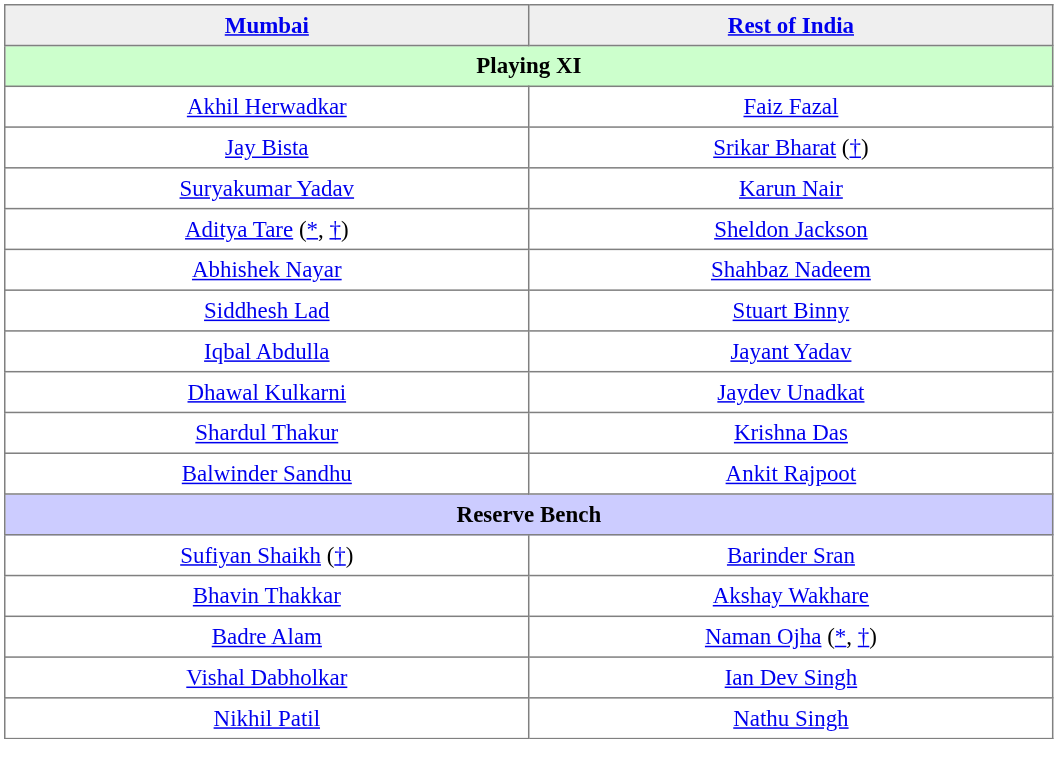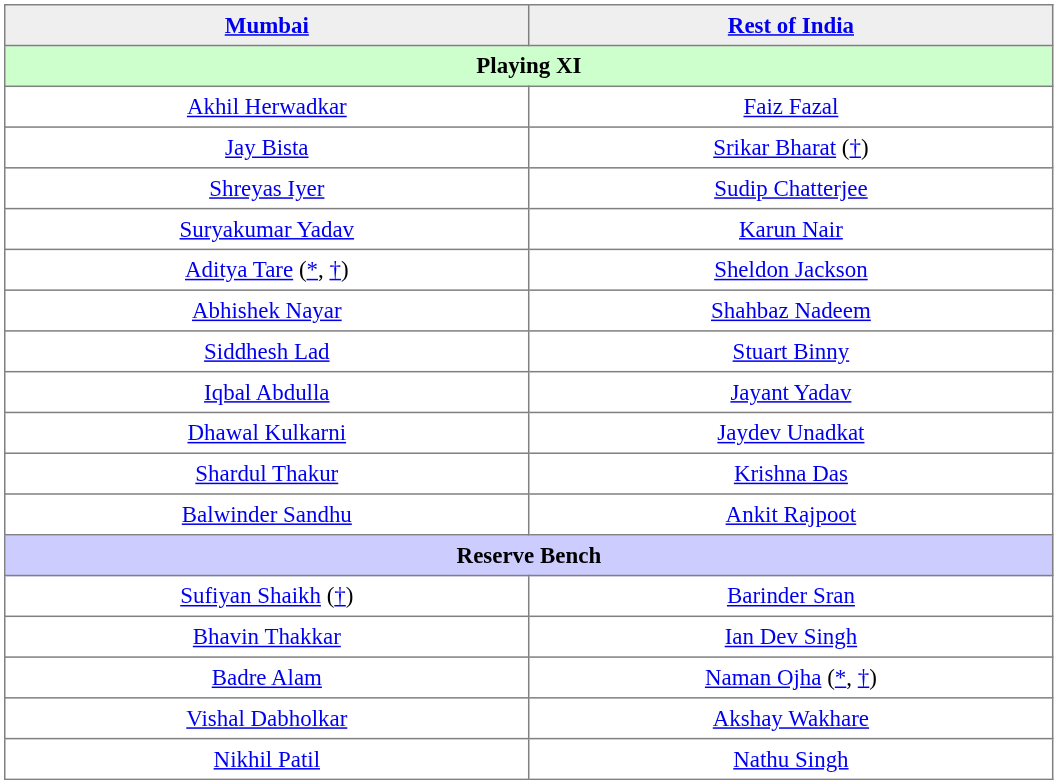+ row: (267, 187)
(791, 595) Akshay Wakhare -> (791, 636) Ian Dev Singh
(791, 677) Ian Dev Singh -> (791, 717) Akshay Wakhare
